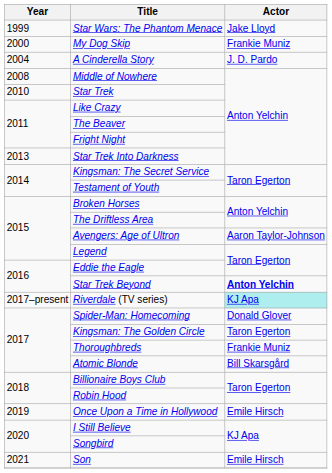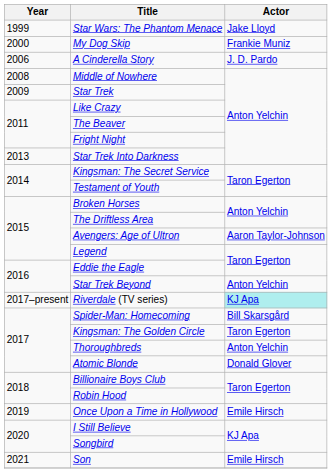(18, 60) 2004 -> (18, 60) 2006
(18, 92) 2010 -> (18, 92) 2009
(260, 284) bold -> (258, 284) normal
(259, 316) Donald Glover -> (258, 316) Bill Skarsgård
(259, 348) Frankie Muniz -> (258, 348) Anton Yelchin
(258, 364) Bill Skarsgård -> (259, 364) Donald Glover
